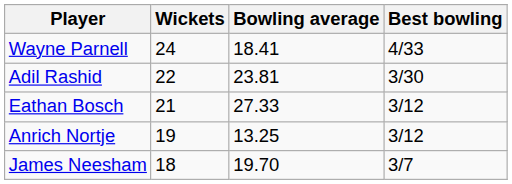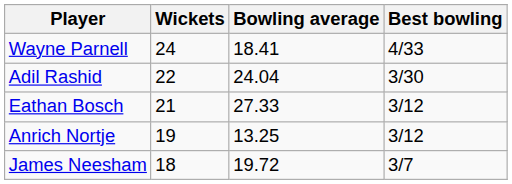(256, 77) 23.81 -> (256, 77) 24.04
(256, 164) 19.70 -> (256, 164) 19.72
